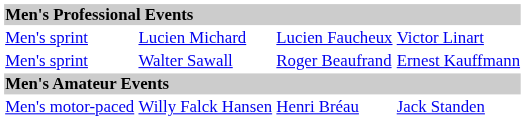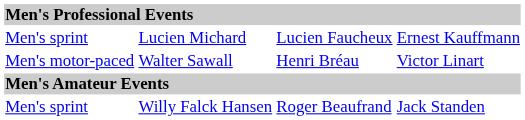(440, 37) Victor Linart -> (458, 37) Ernest Kauffmann
(47, 60) Men's sprint -> (70, 60) Men's motor-paced
(334, 60) Roger Beaufrand -> (318, 60) Henri Bréau
(458, 60) Ernest Kauffmann -> (440, 60) Victor Linart
(70, 106) Men's motor-paced -> (47, 106) Men's sprint
(318, 106) Henri Bréau -> (334, 106) Roger Beaufrand
